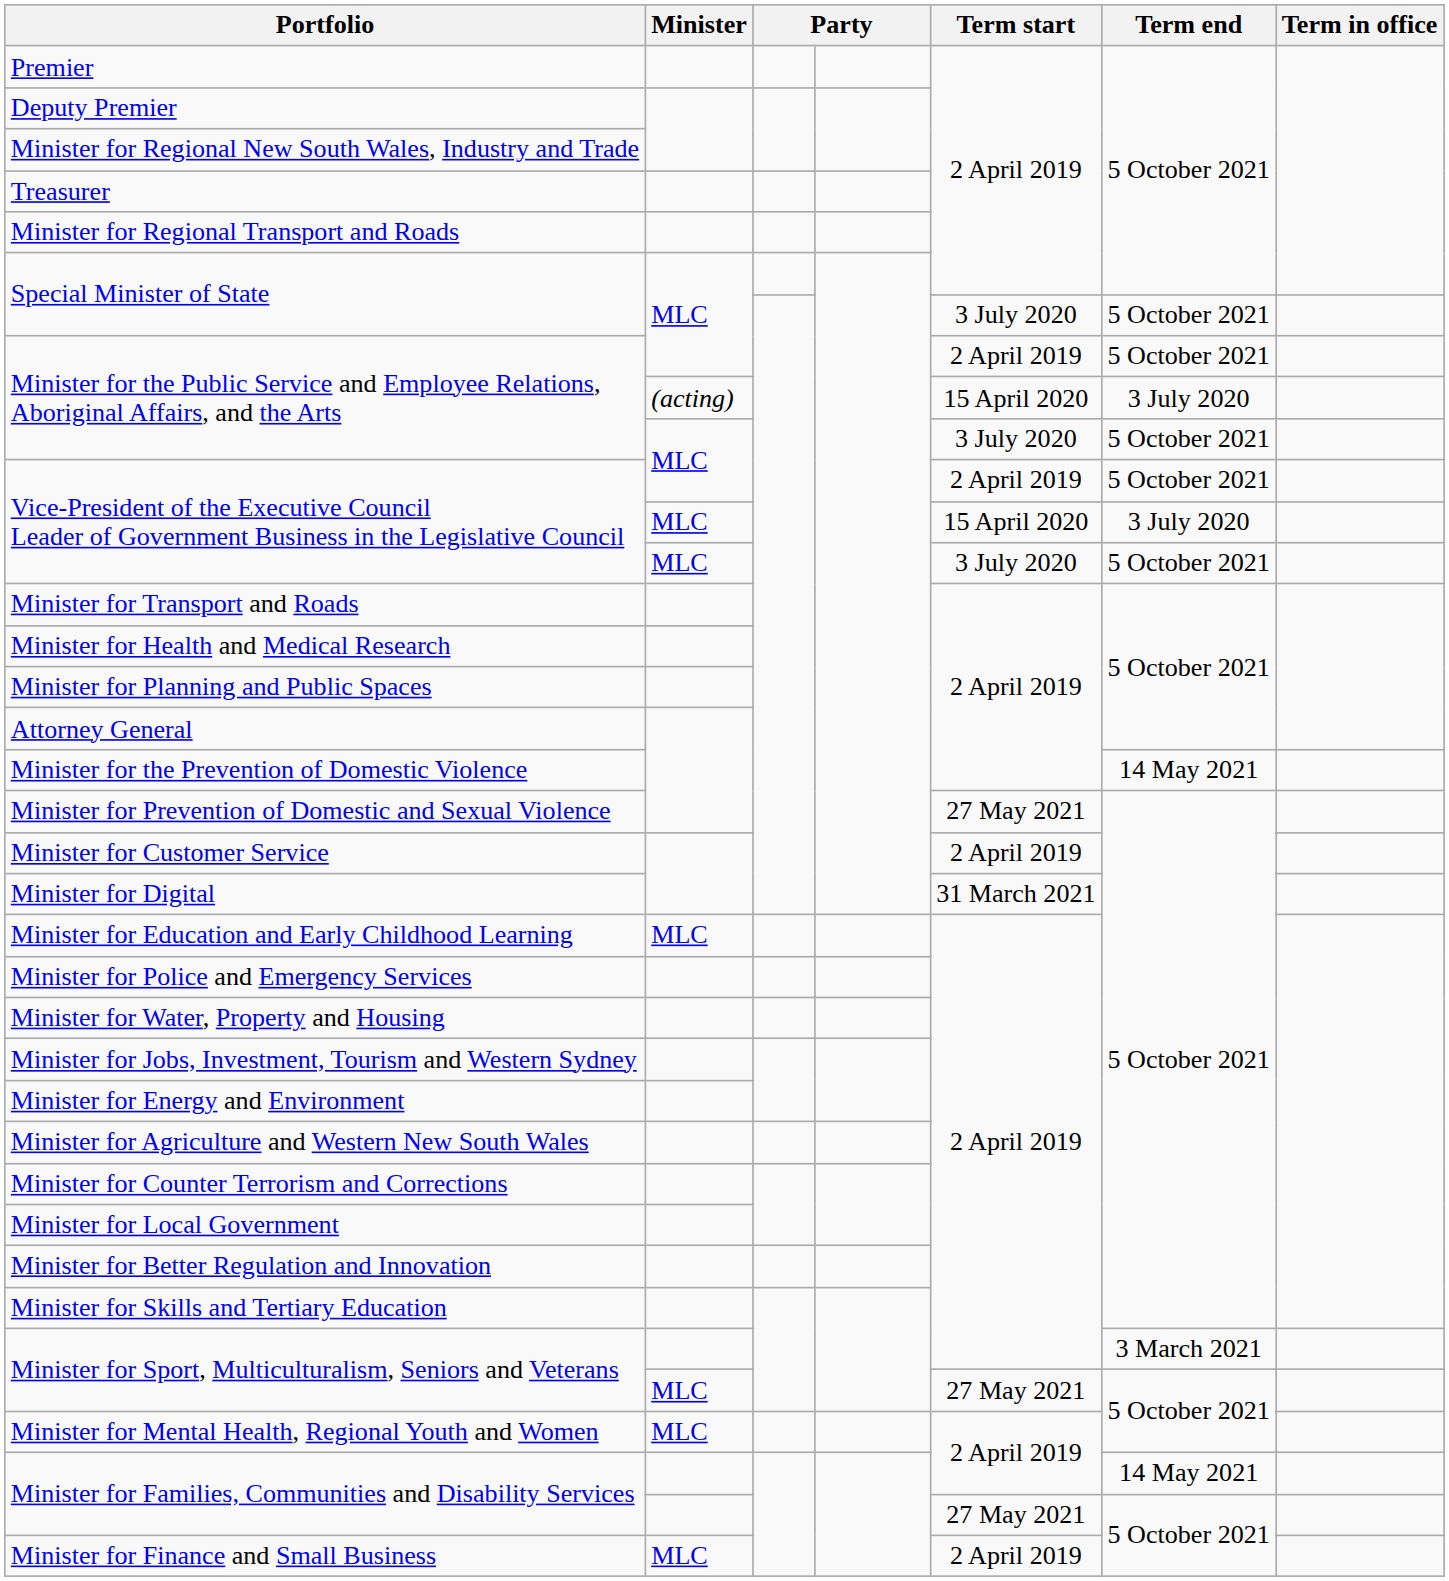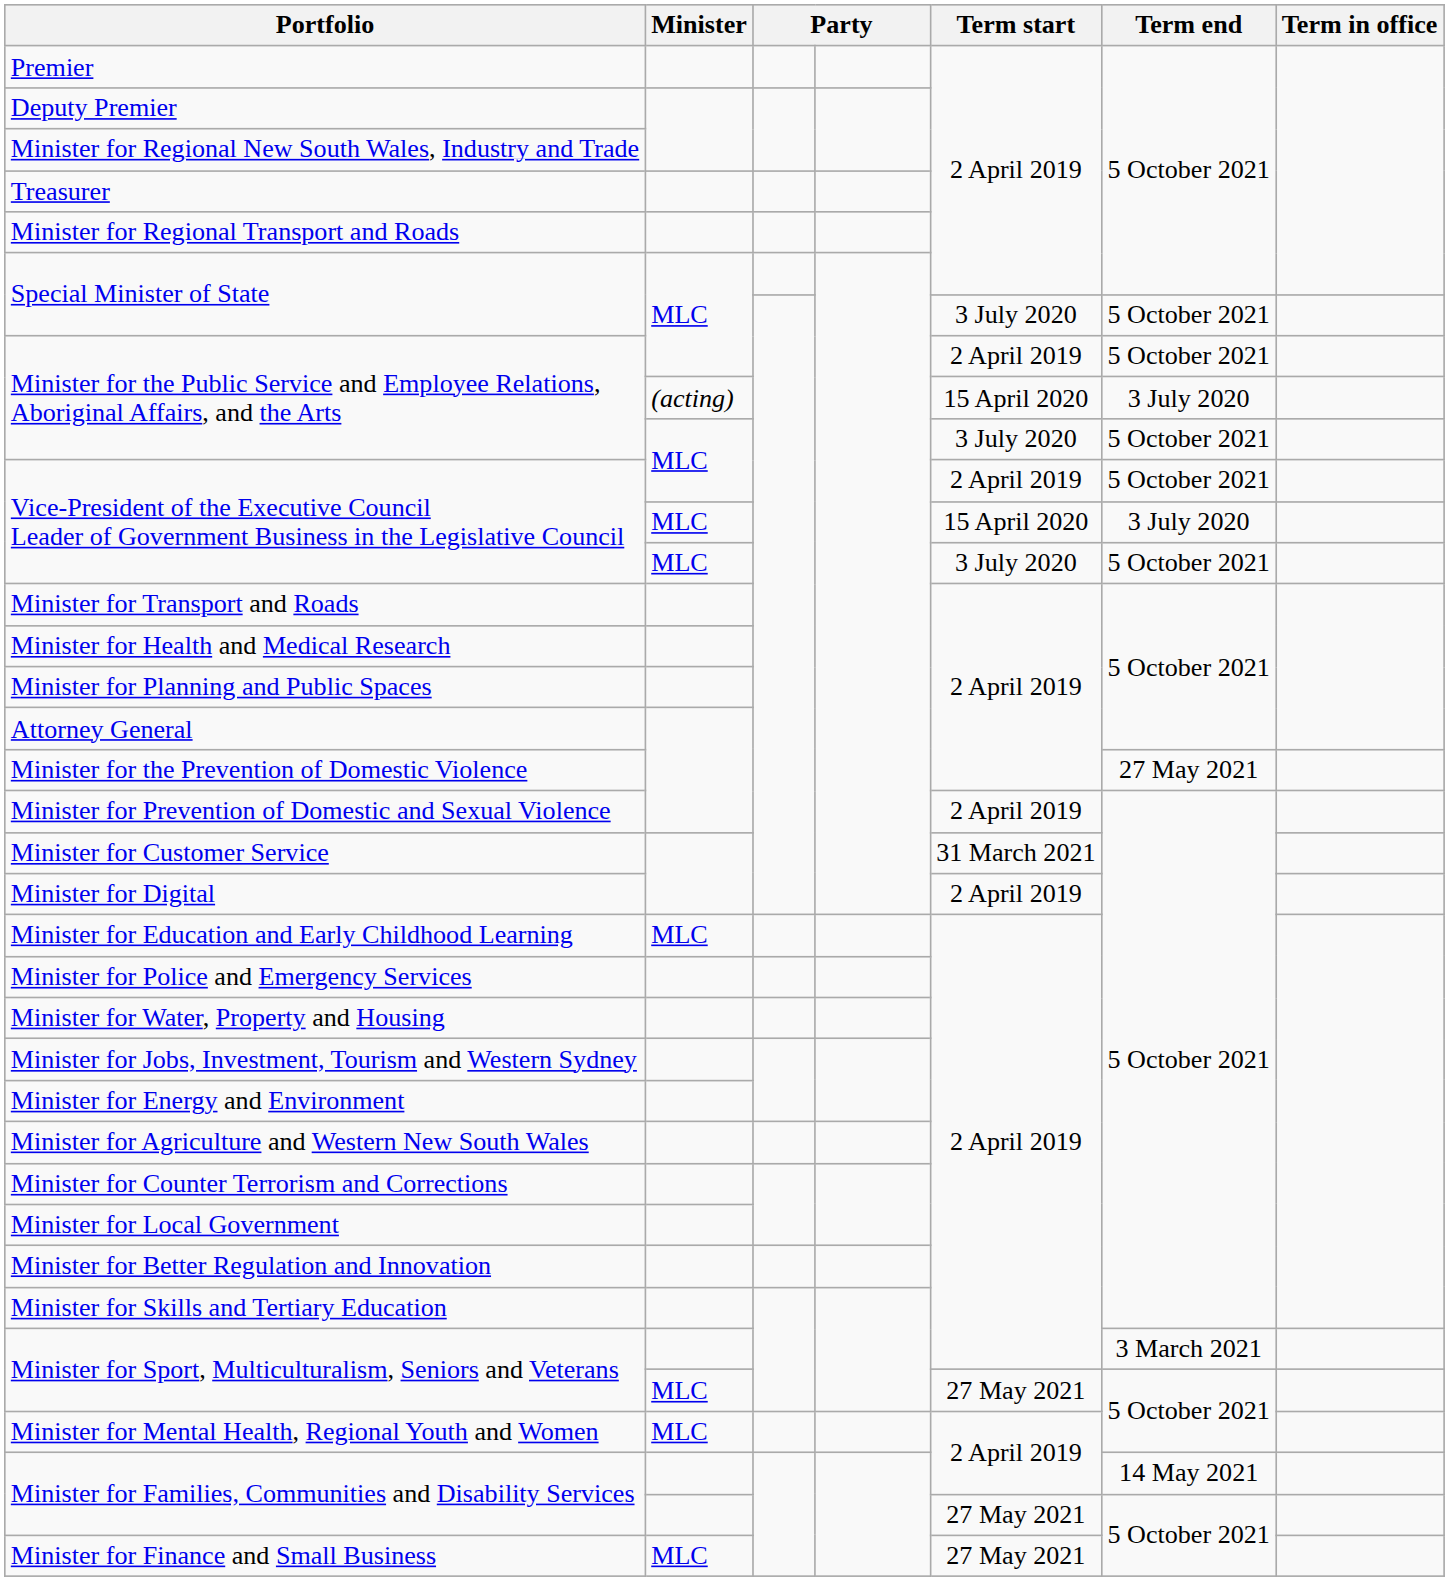(1189, 769) 14 May 2021 -> (1189, 769) 27 May 2021
(1016, 811) 27 May 2021 -> (1016, 811) 2 April 2019
(1016, 852) 2 April 2019 -> (1016, 852) 31 March 2021
(1016, 893) 31 March 2021 -> (1016, 893) 2 April 2019
(1016, 1555) 2 April 2019 -> (1016, 1555) 27 May 2021
